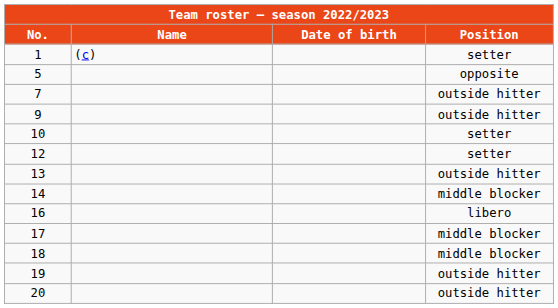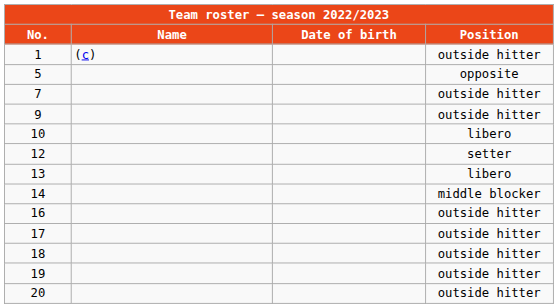(489, 54) setter -> (489, 54) outside hitter
(489, 134) setter -> (489, 134) libero
(489, 174) outside hitter -> (489, 174) libero
(489, 214) libero -> (489, 214) outside hitter
(489, 234) middle blocker -> (489, 234) outside hitter
(489, 253) middle blocker -> (489, 253) outside hitter
